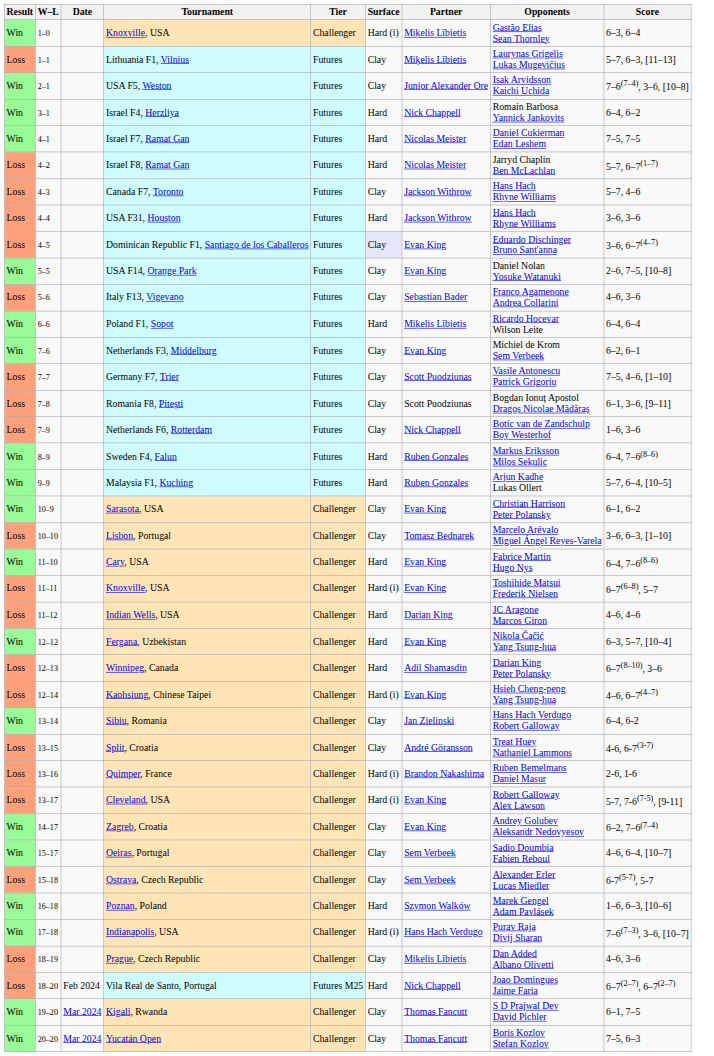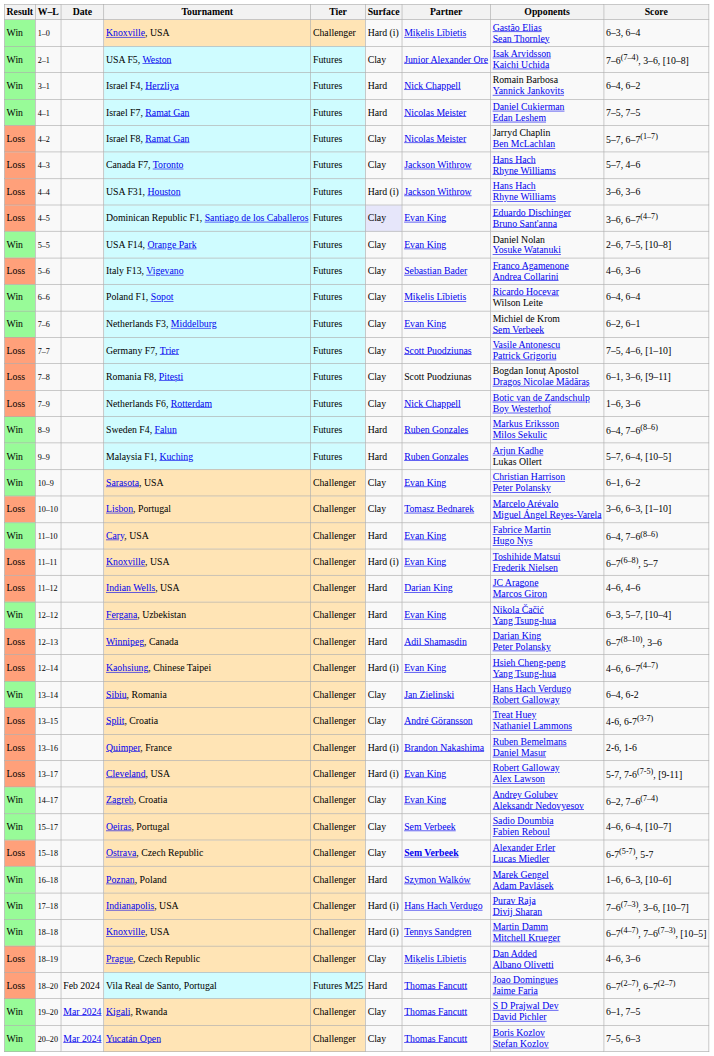- row: (44, 60)
(377, 165) Hard -> (377, 139) Clay
(377, 218) Hard -> (383, 191) Hard (i)
(377, 324) Hard -> (377, 297) Clay
(430, 879) normal -> (431, 853) bold
+ row: (48, 933)
(432, 985) Nick Chappell -> (436, 985) Thomas Fancutt
